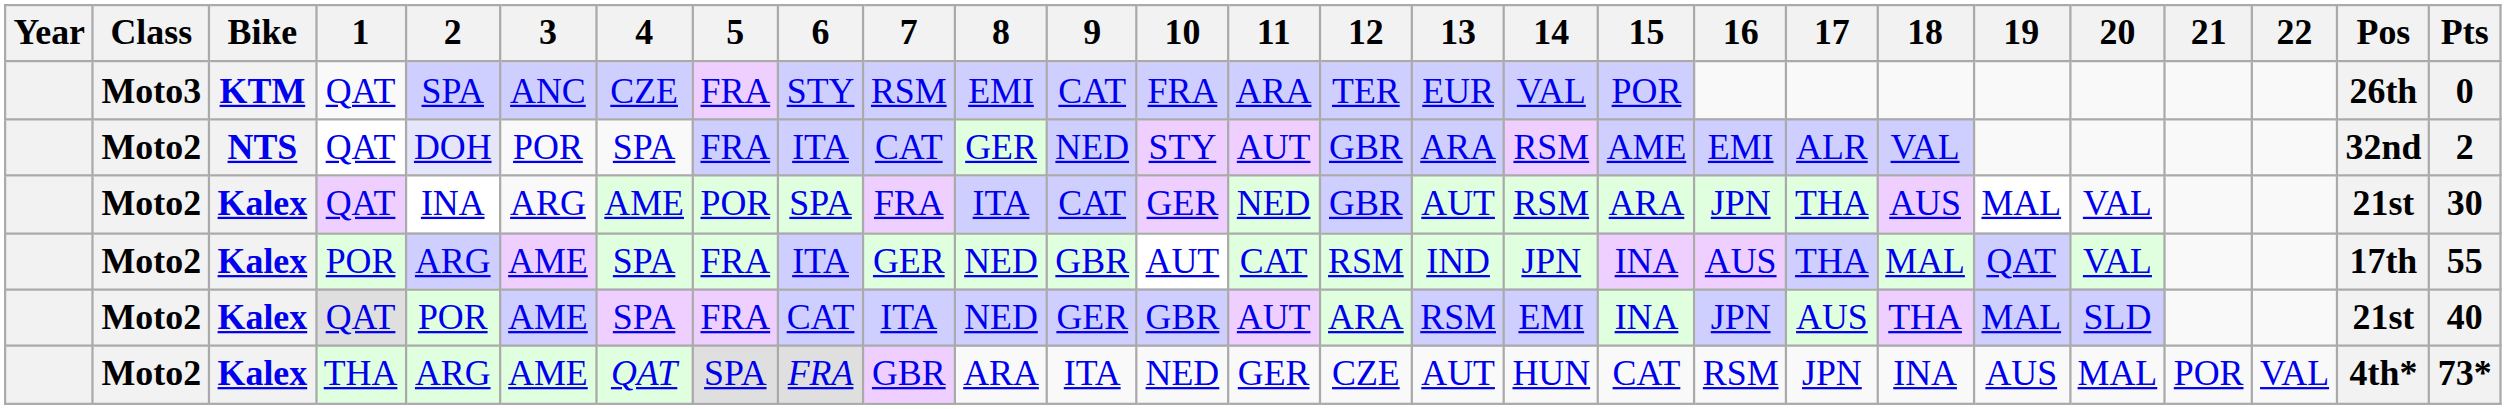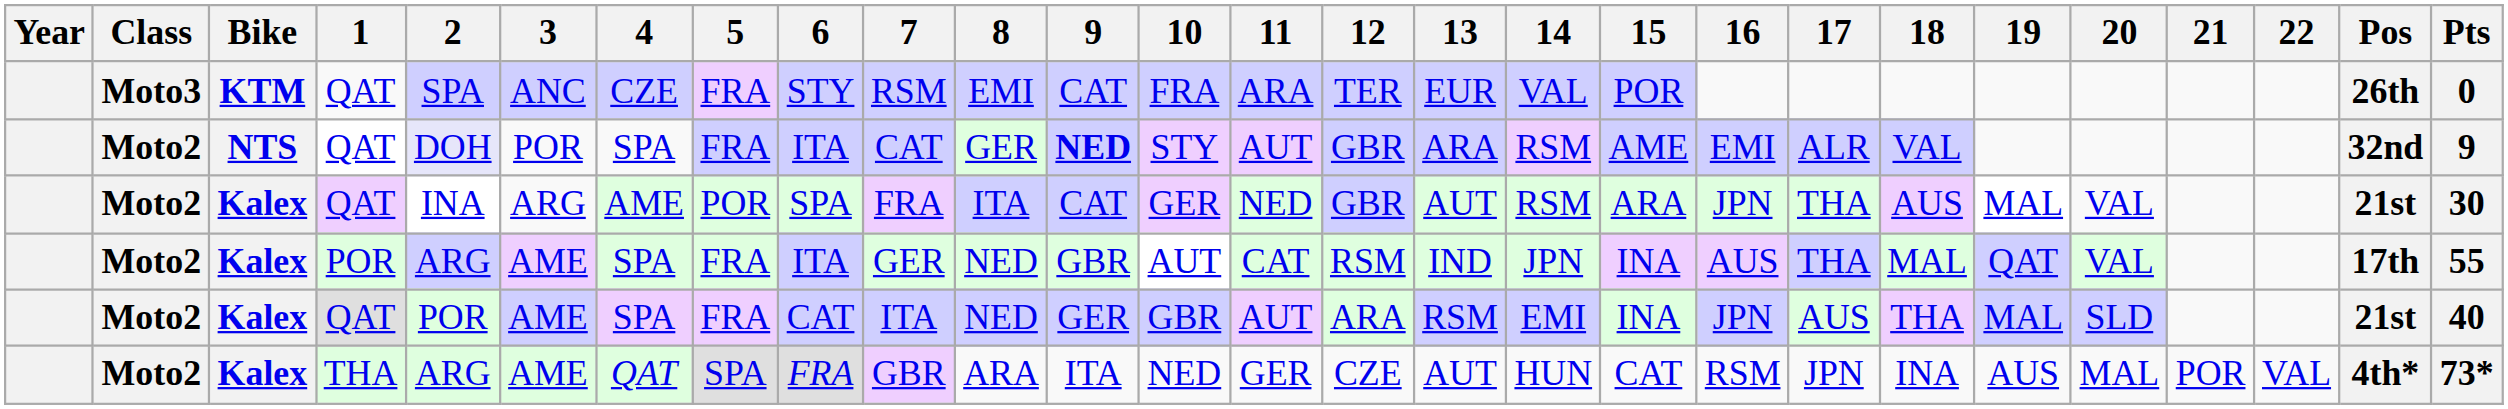(1092, 146) normal -> (1093, 146) bold
(2465, 146) 2 -> (2467, 146) 9
